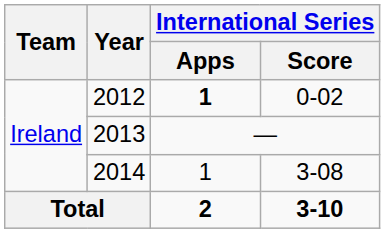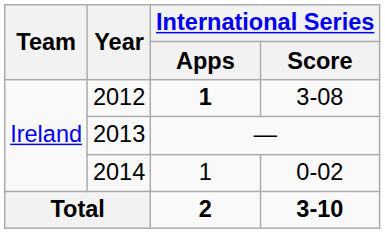(320, 97) 0-02 -> (320, 97) 3-08
(320, 172) 3-08 -> (320, 172) 0-02
